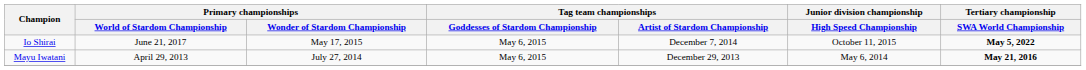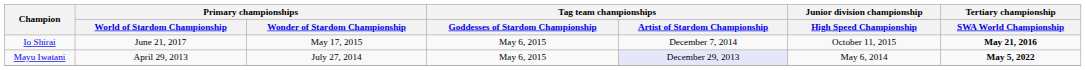(1011, 42) May 5, 2022 -> (1011, 42) May 21, 2016
(703, 57) no background -> (703, 57) lavender background
(1011, 57) May 21, 2016 -> (1011, 57) May 5, 2022
